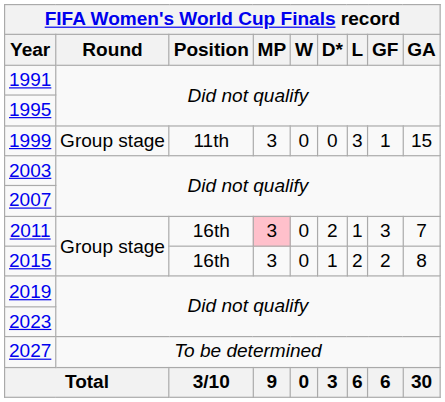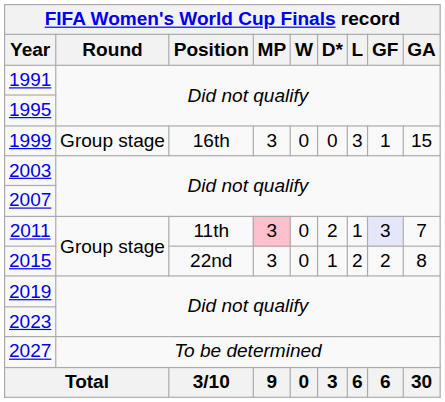(211, 140) 11th -> (211, 140) 16th
(211, 230) 16th -> (211, 230) 11th
(385, 230) no background -> (385, 230) lavender background
(211, 261) 16th -> (211, 261) 22nd
